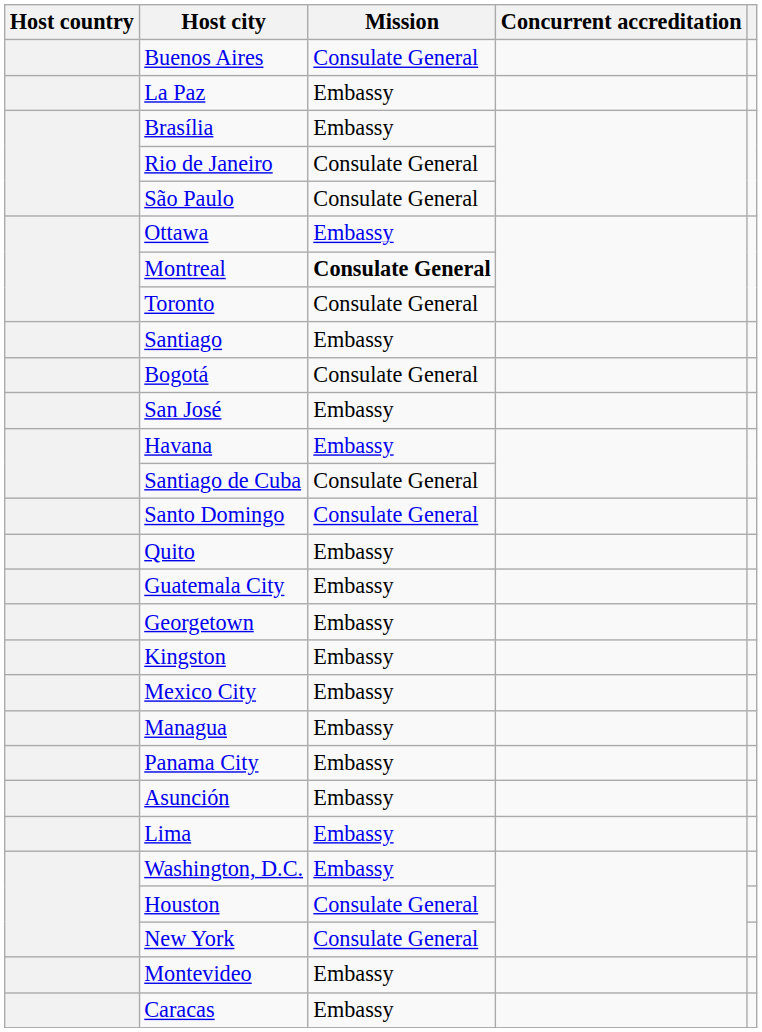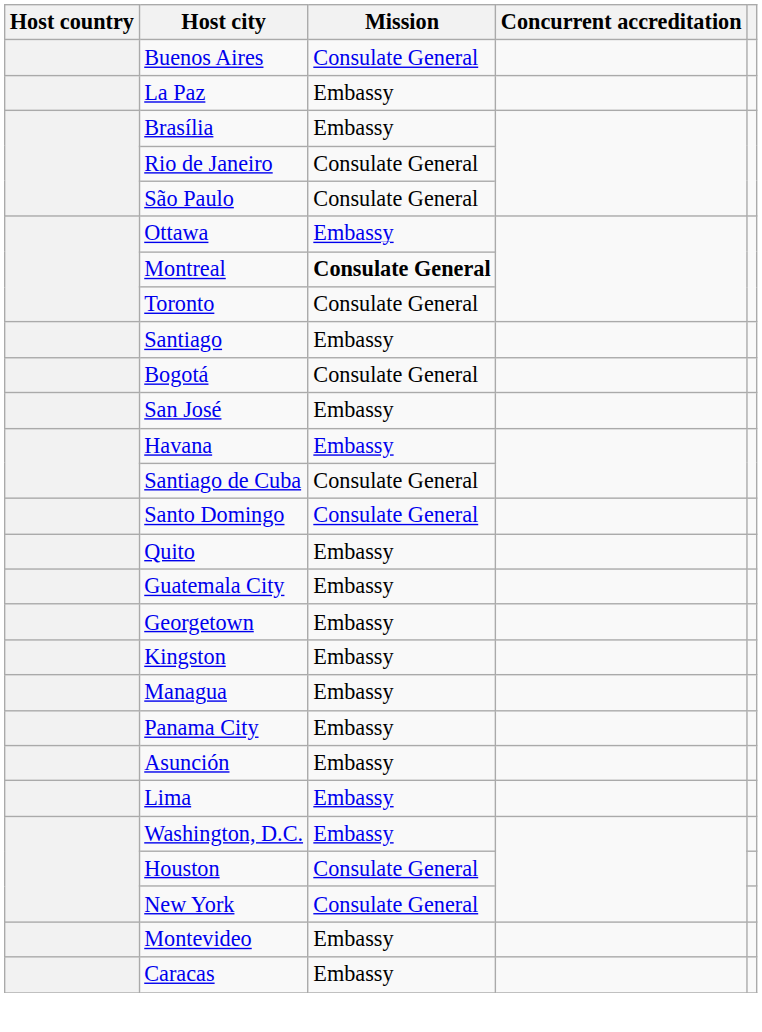- row: (200, 692)
